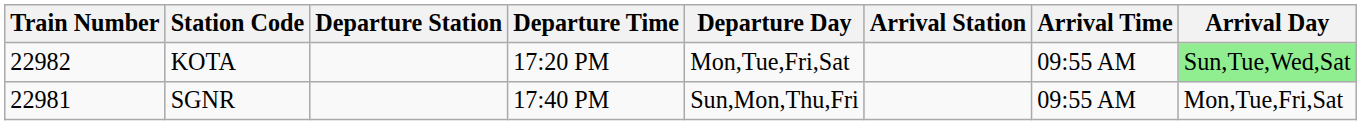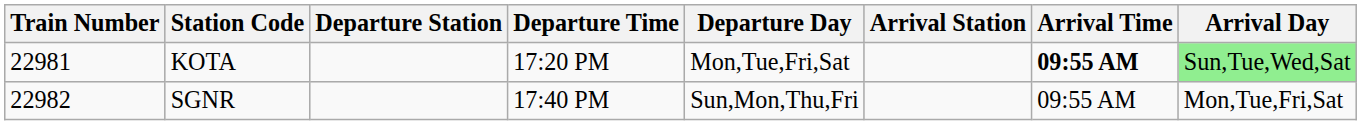(41, 61) 22982 -> (41, 61) 22981
(1087, 61) normal -> (1088, 61) bold
(41, 100) 22981 -> (41, 100) 22982
